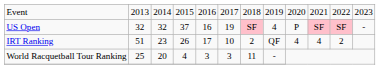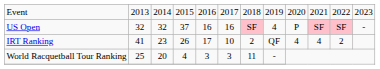(229, 27) 19 -> (229, 27) 16
(140, 42) 51 -> (140, 42) 41
